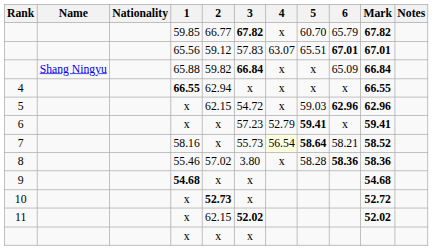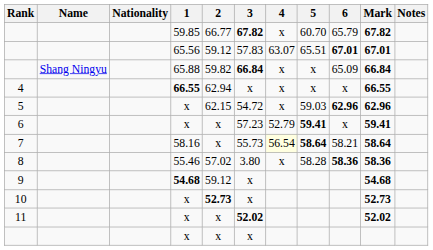(378, 143) 58.52 -> (378, 143) 58.64
(218, 180) x -> (218, 180) 59.12
(378, 198) 52.72 -> (378, 198) 52.73
(218, 217) 62.15 -> (218, 217) x
